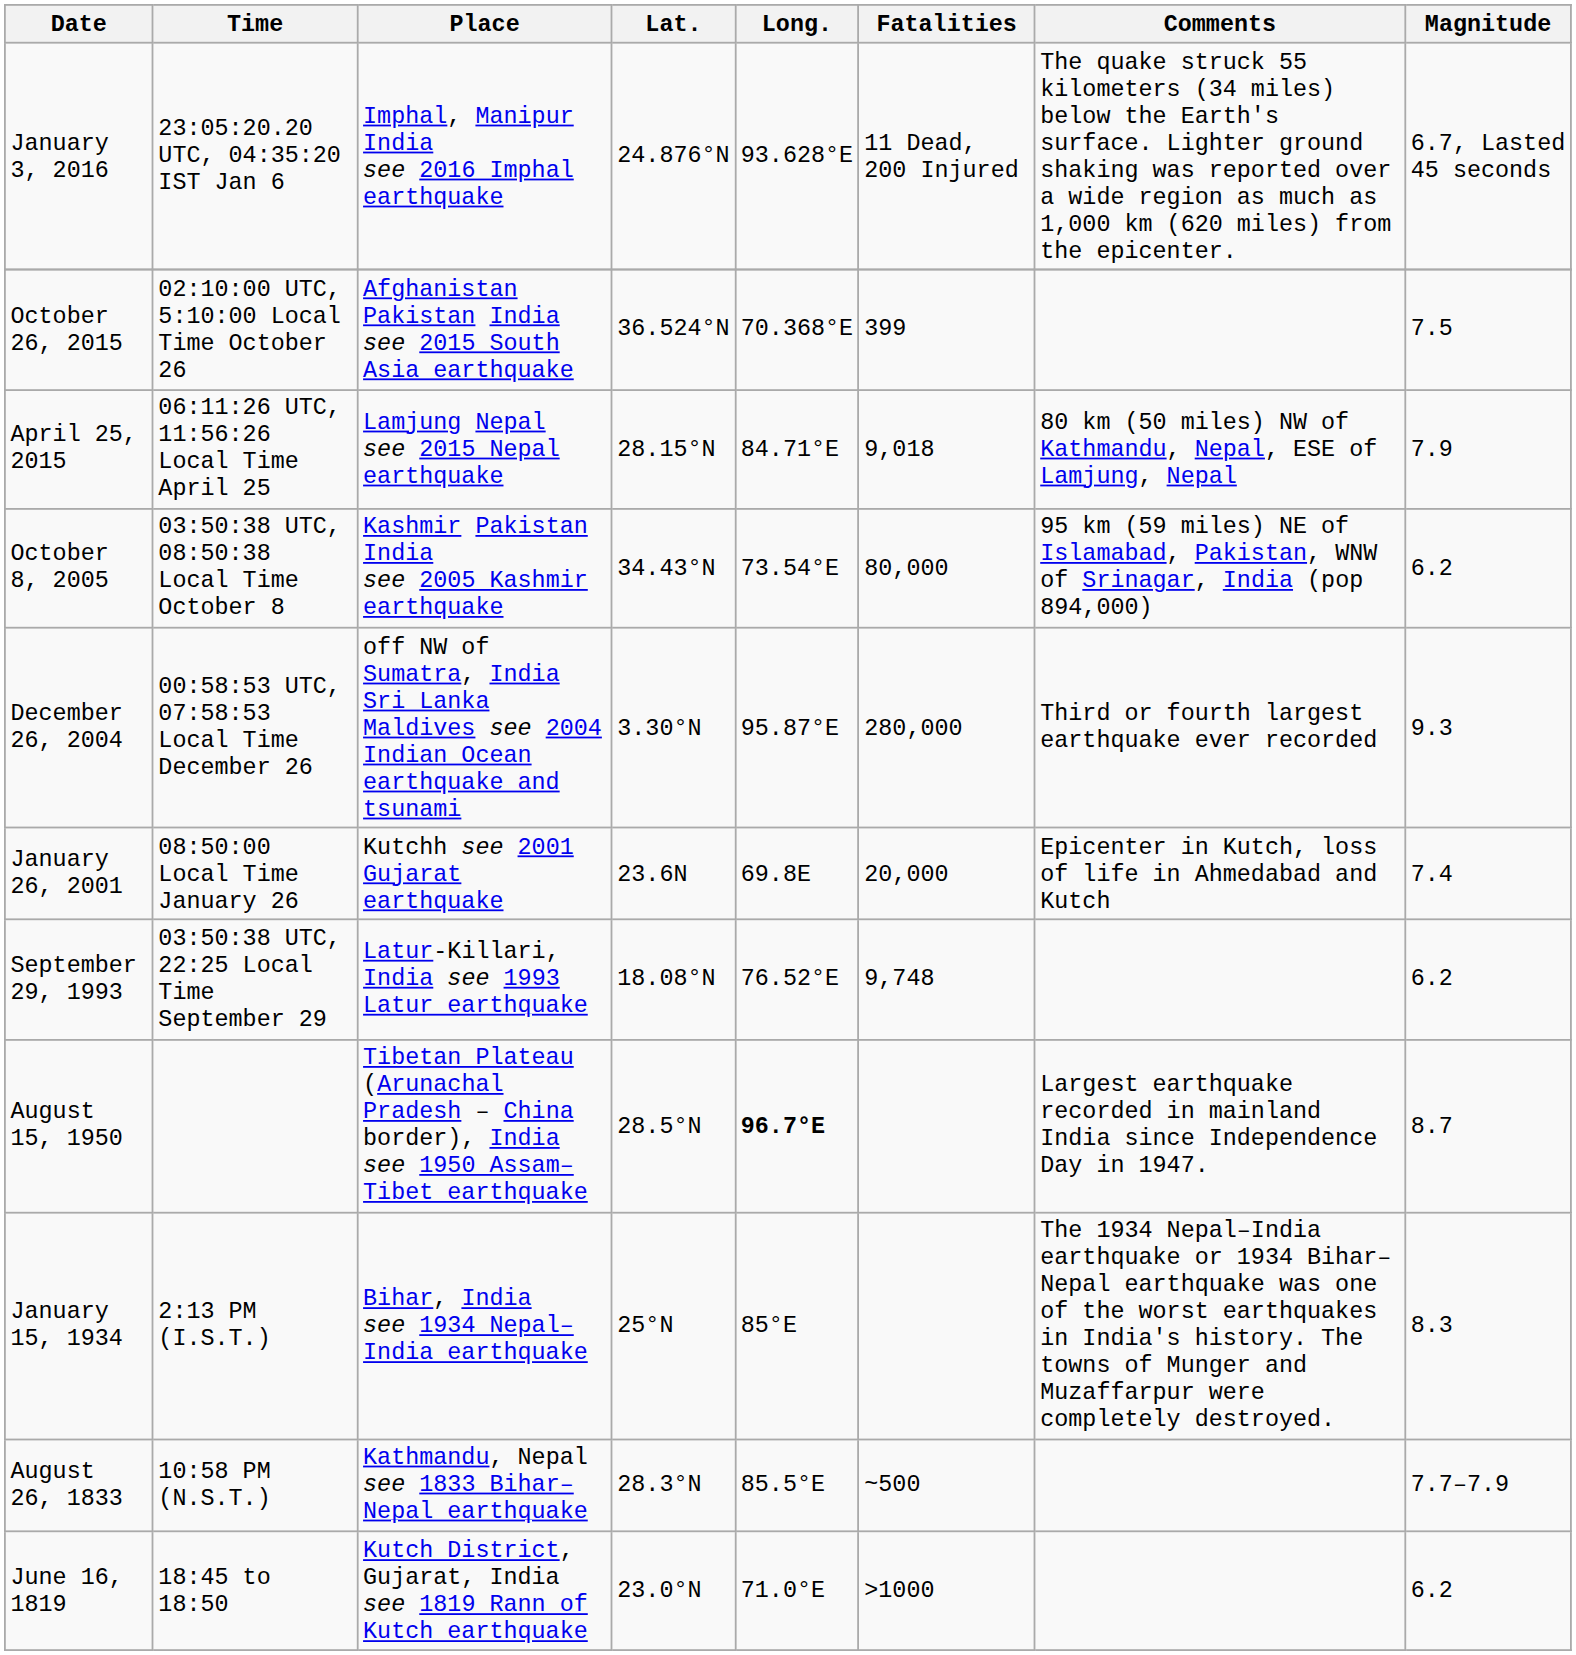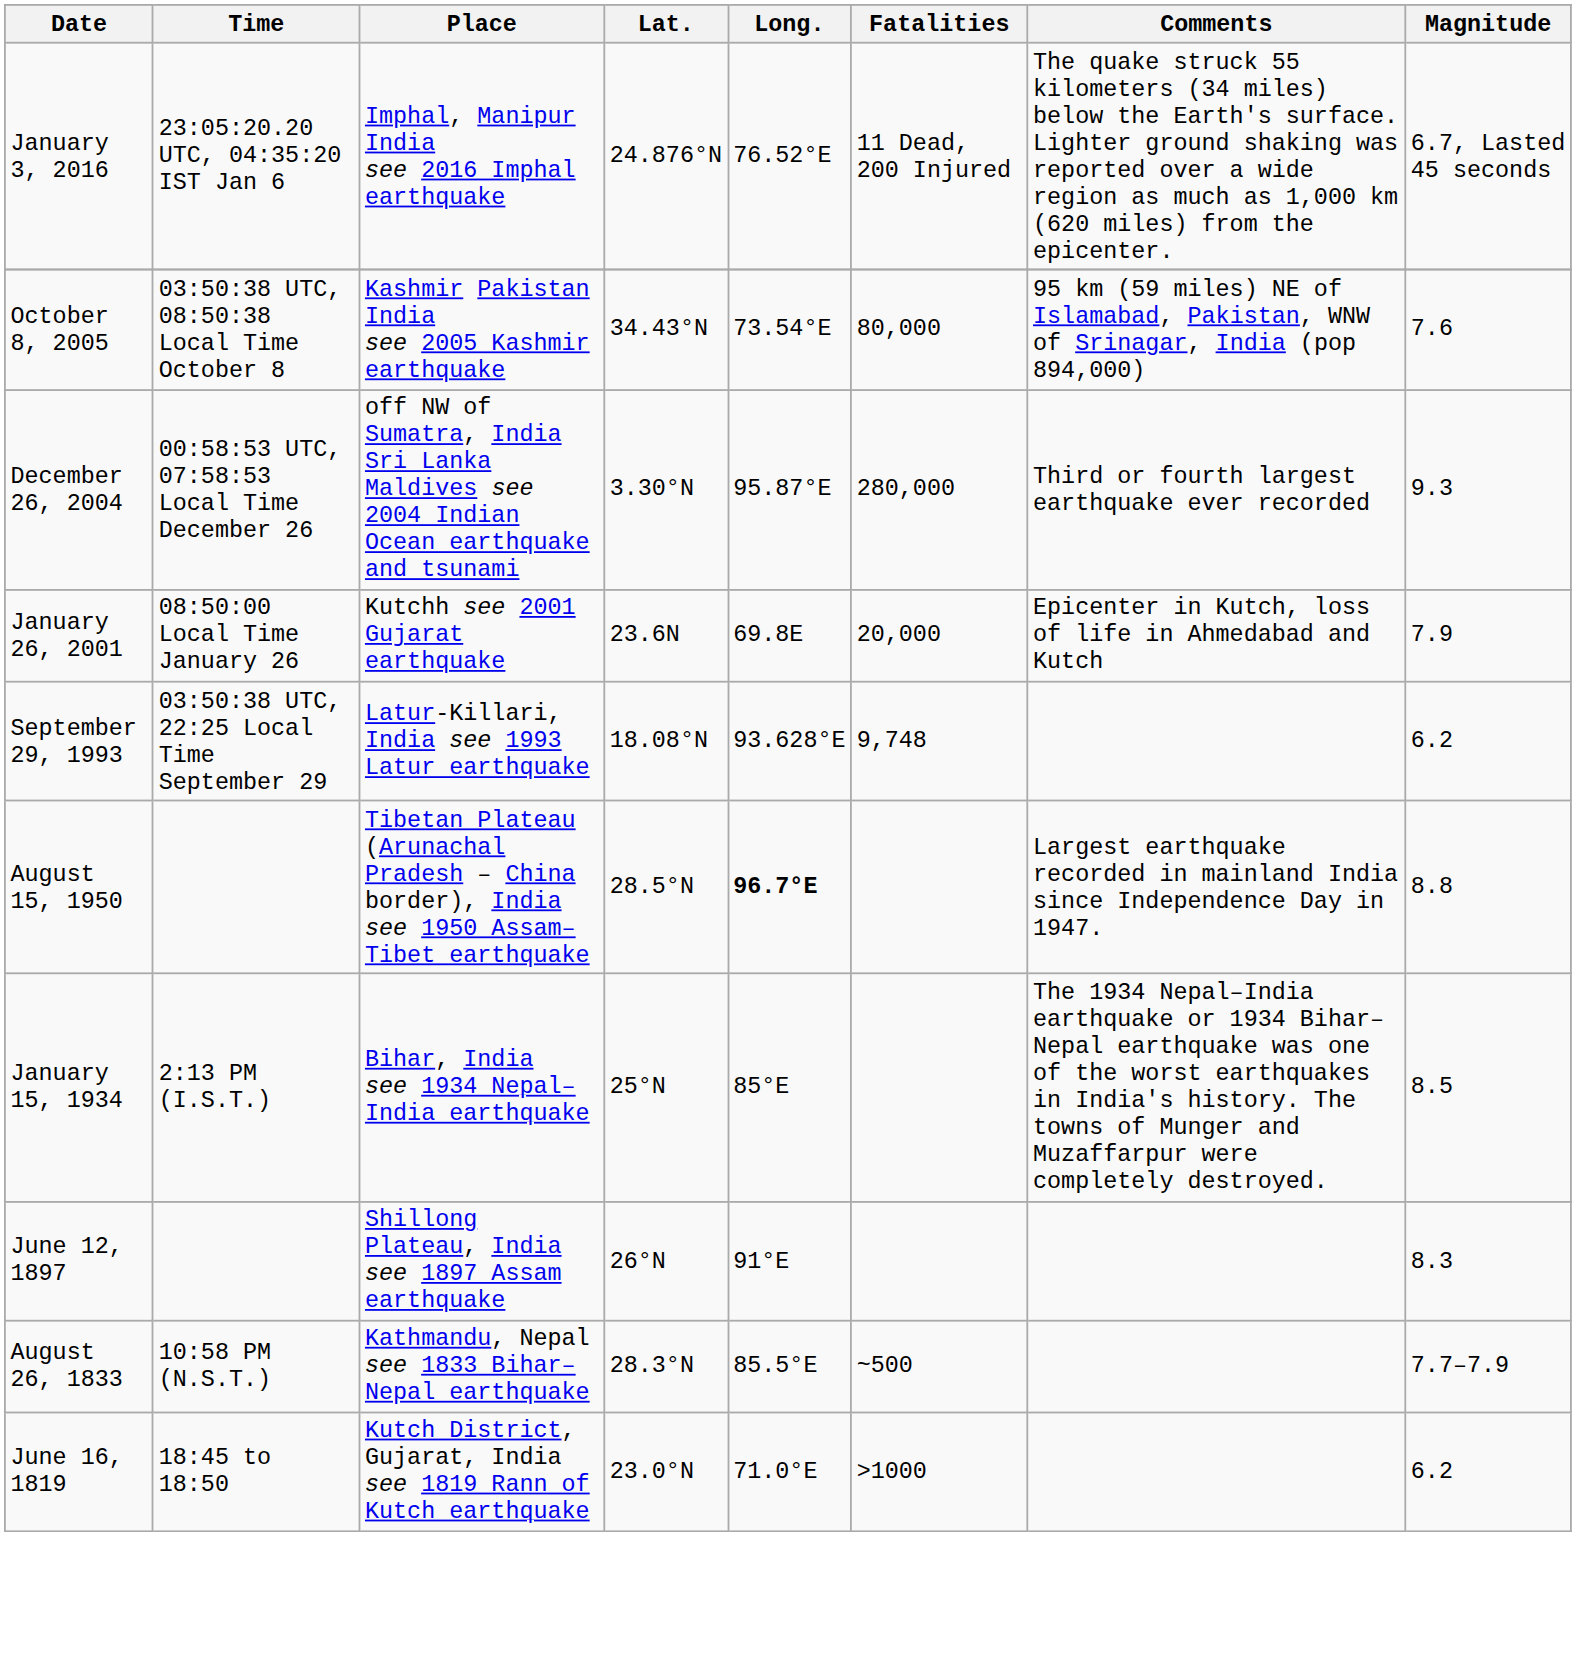(797, 157) 93.628°E -> (782, 157) 76.52°E
- row: (67, 330)
- row: (74, 449)
(1432, 568) 6.2 -> (1432, 330) 7.6
(1432, 874) 7.4 -> (1432, 636) 7.9
(790, 979) 76.52°E -> (789, 741) 93.628°E
(1432, 1126) 8.7 -> (1432, 887) 8.8
(1432, 1326) 8.3 -> (1432, 1087) 8.5
+ row: (67, 1261)
